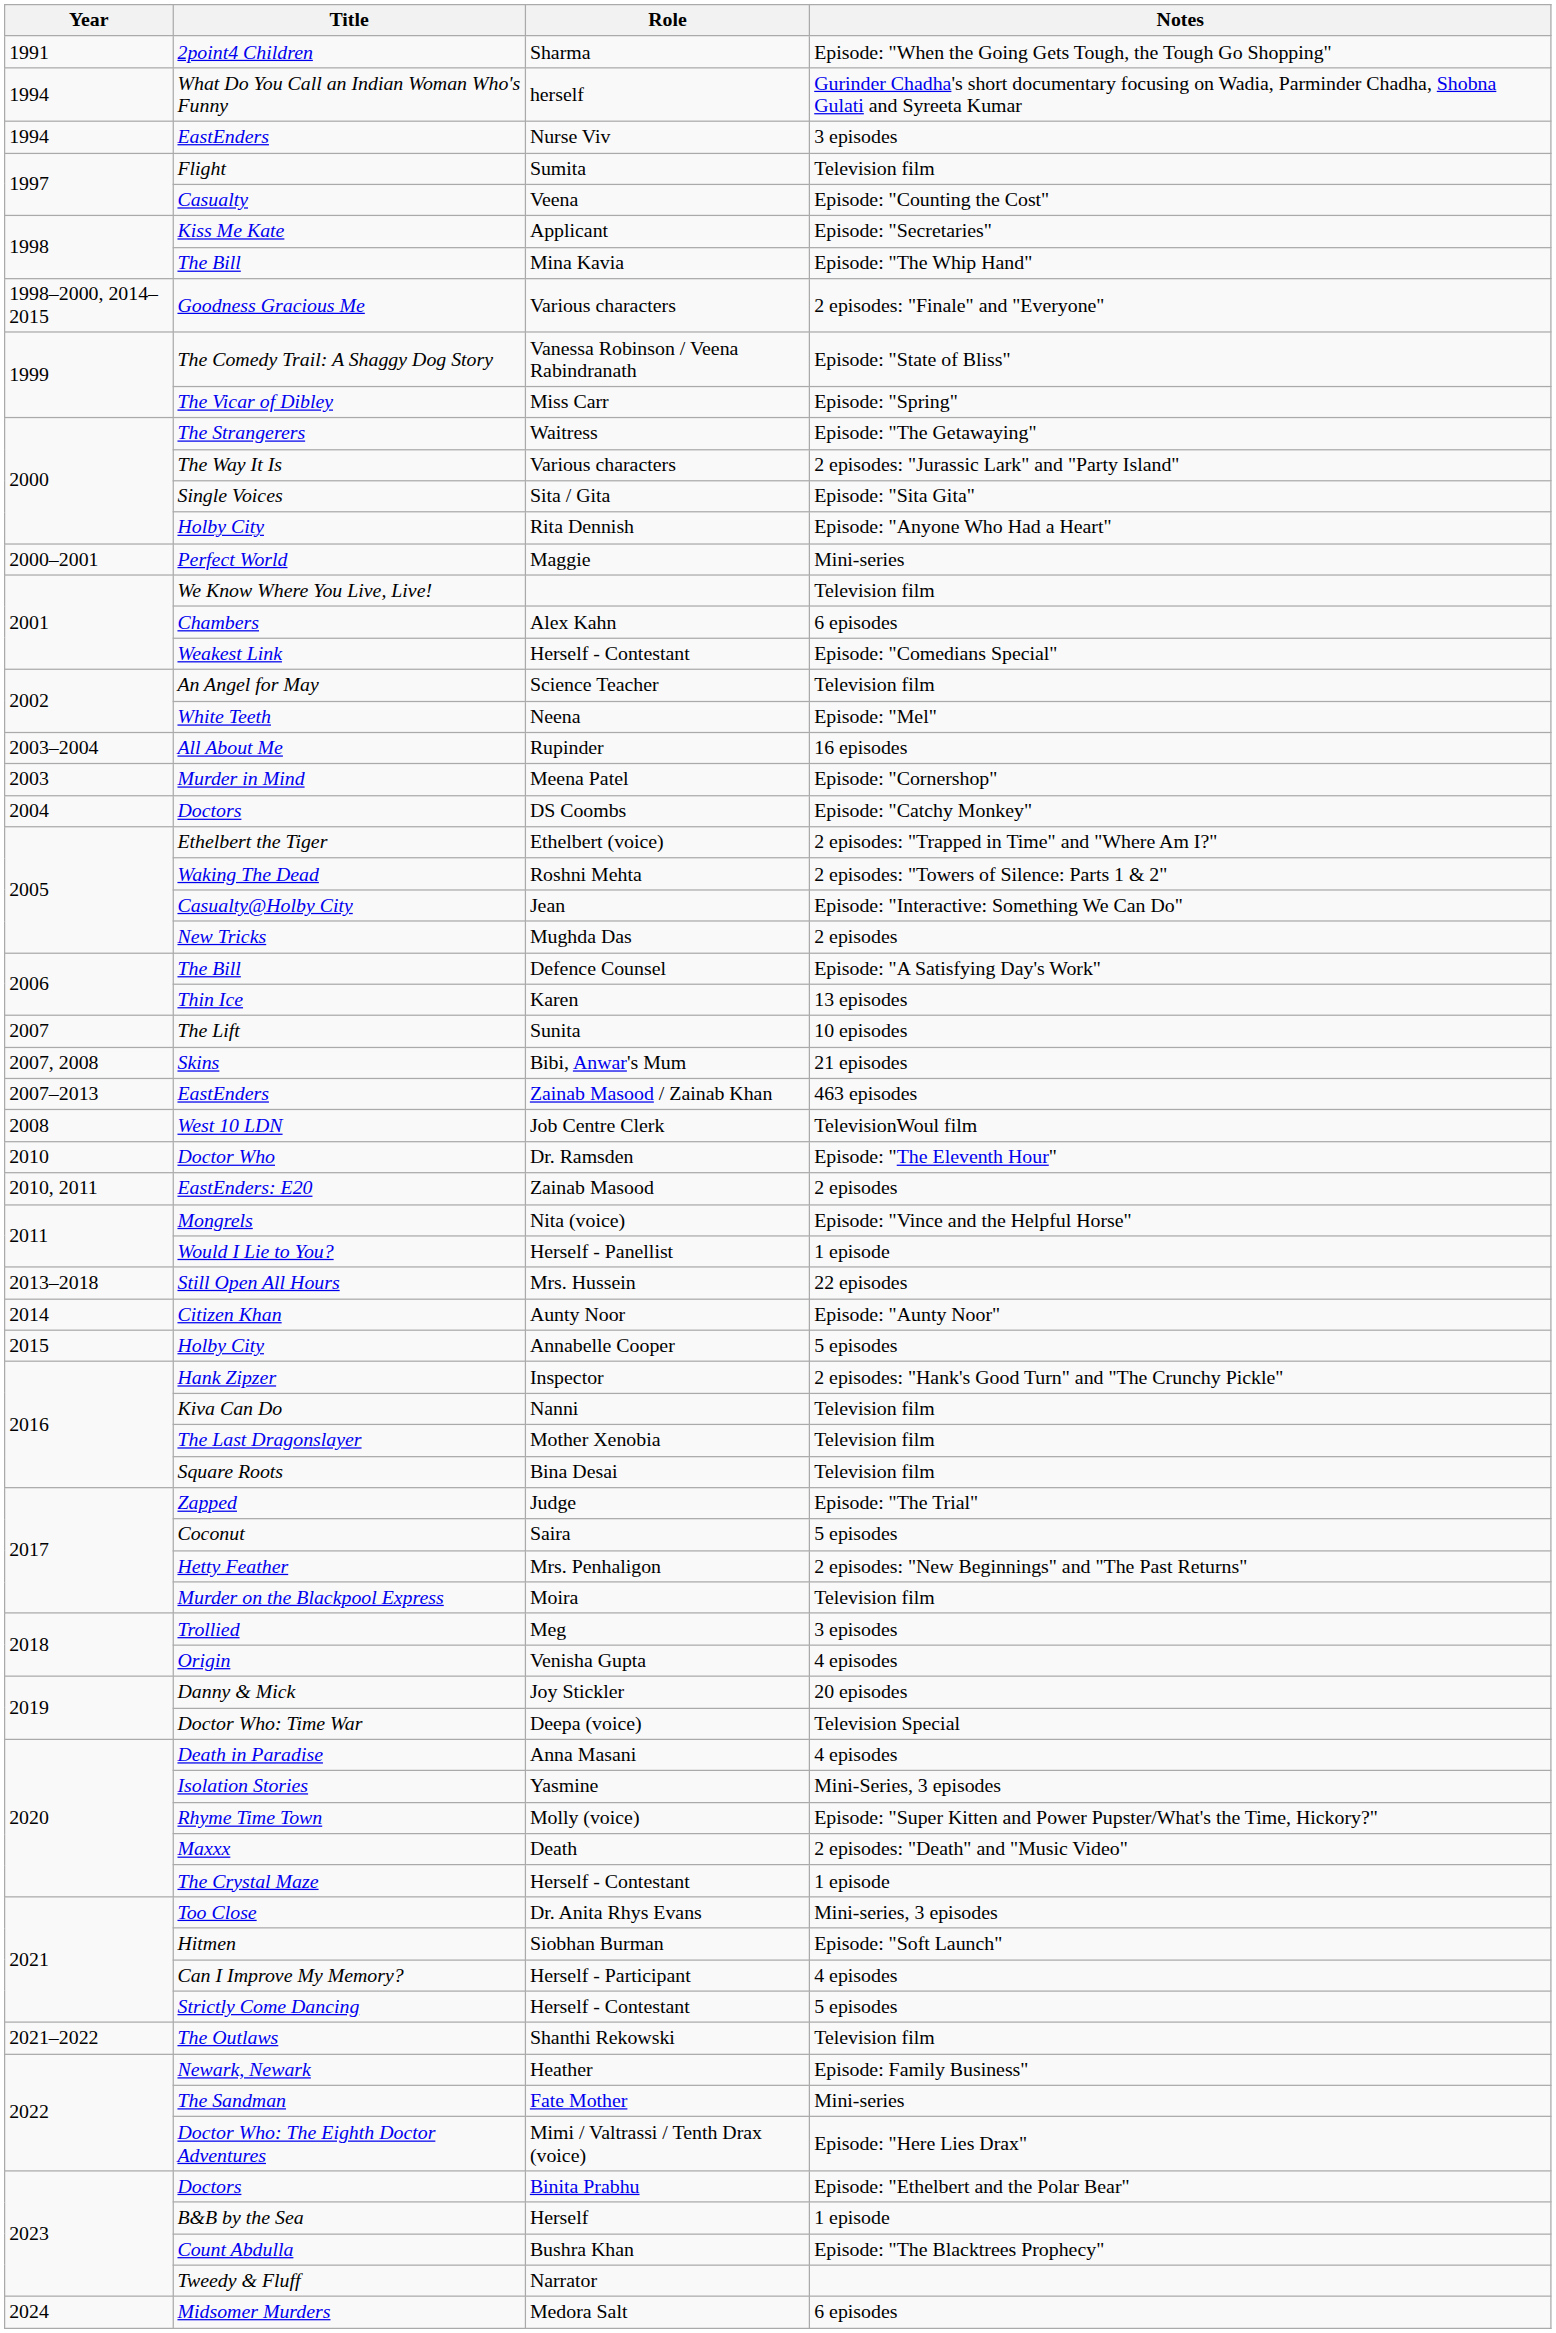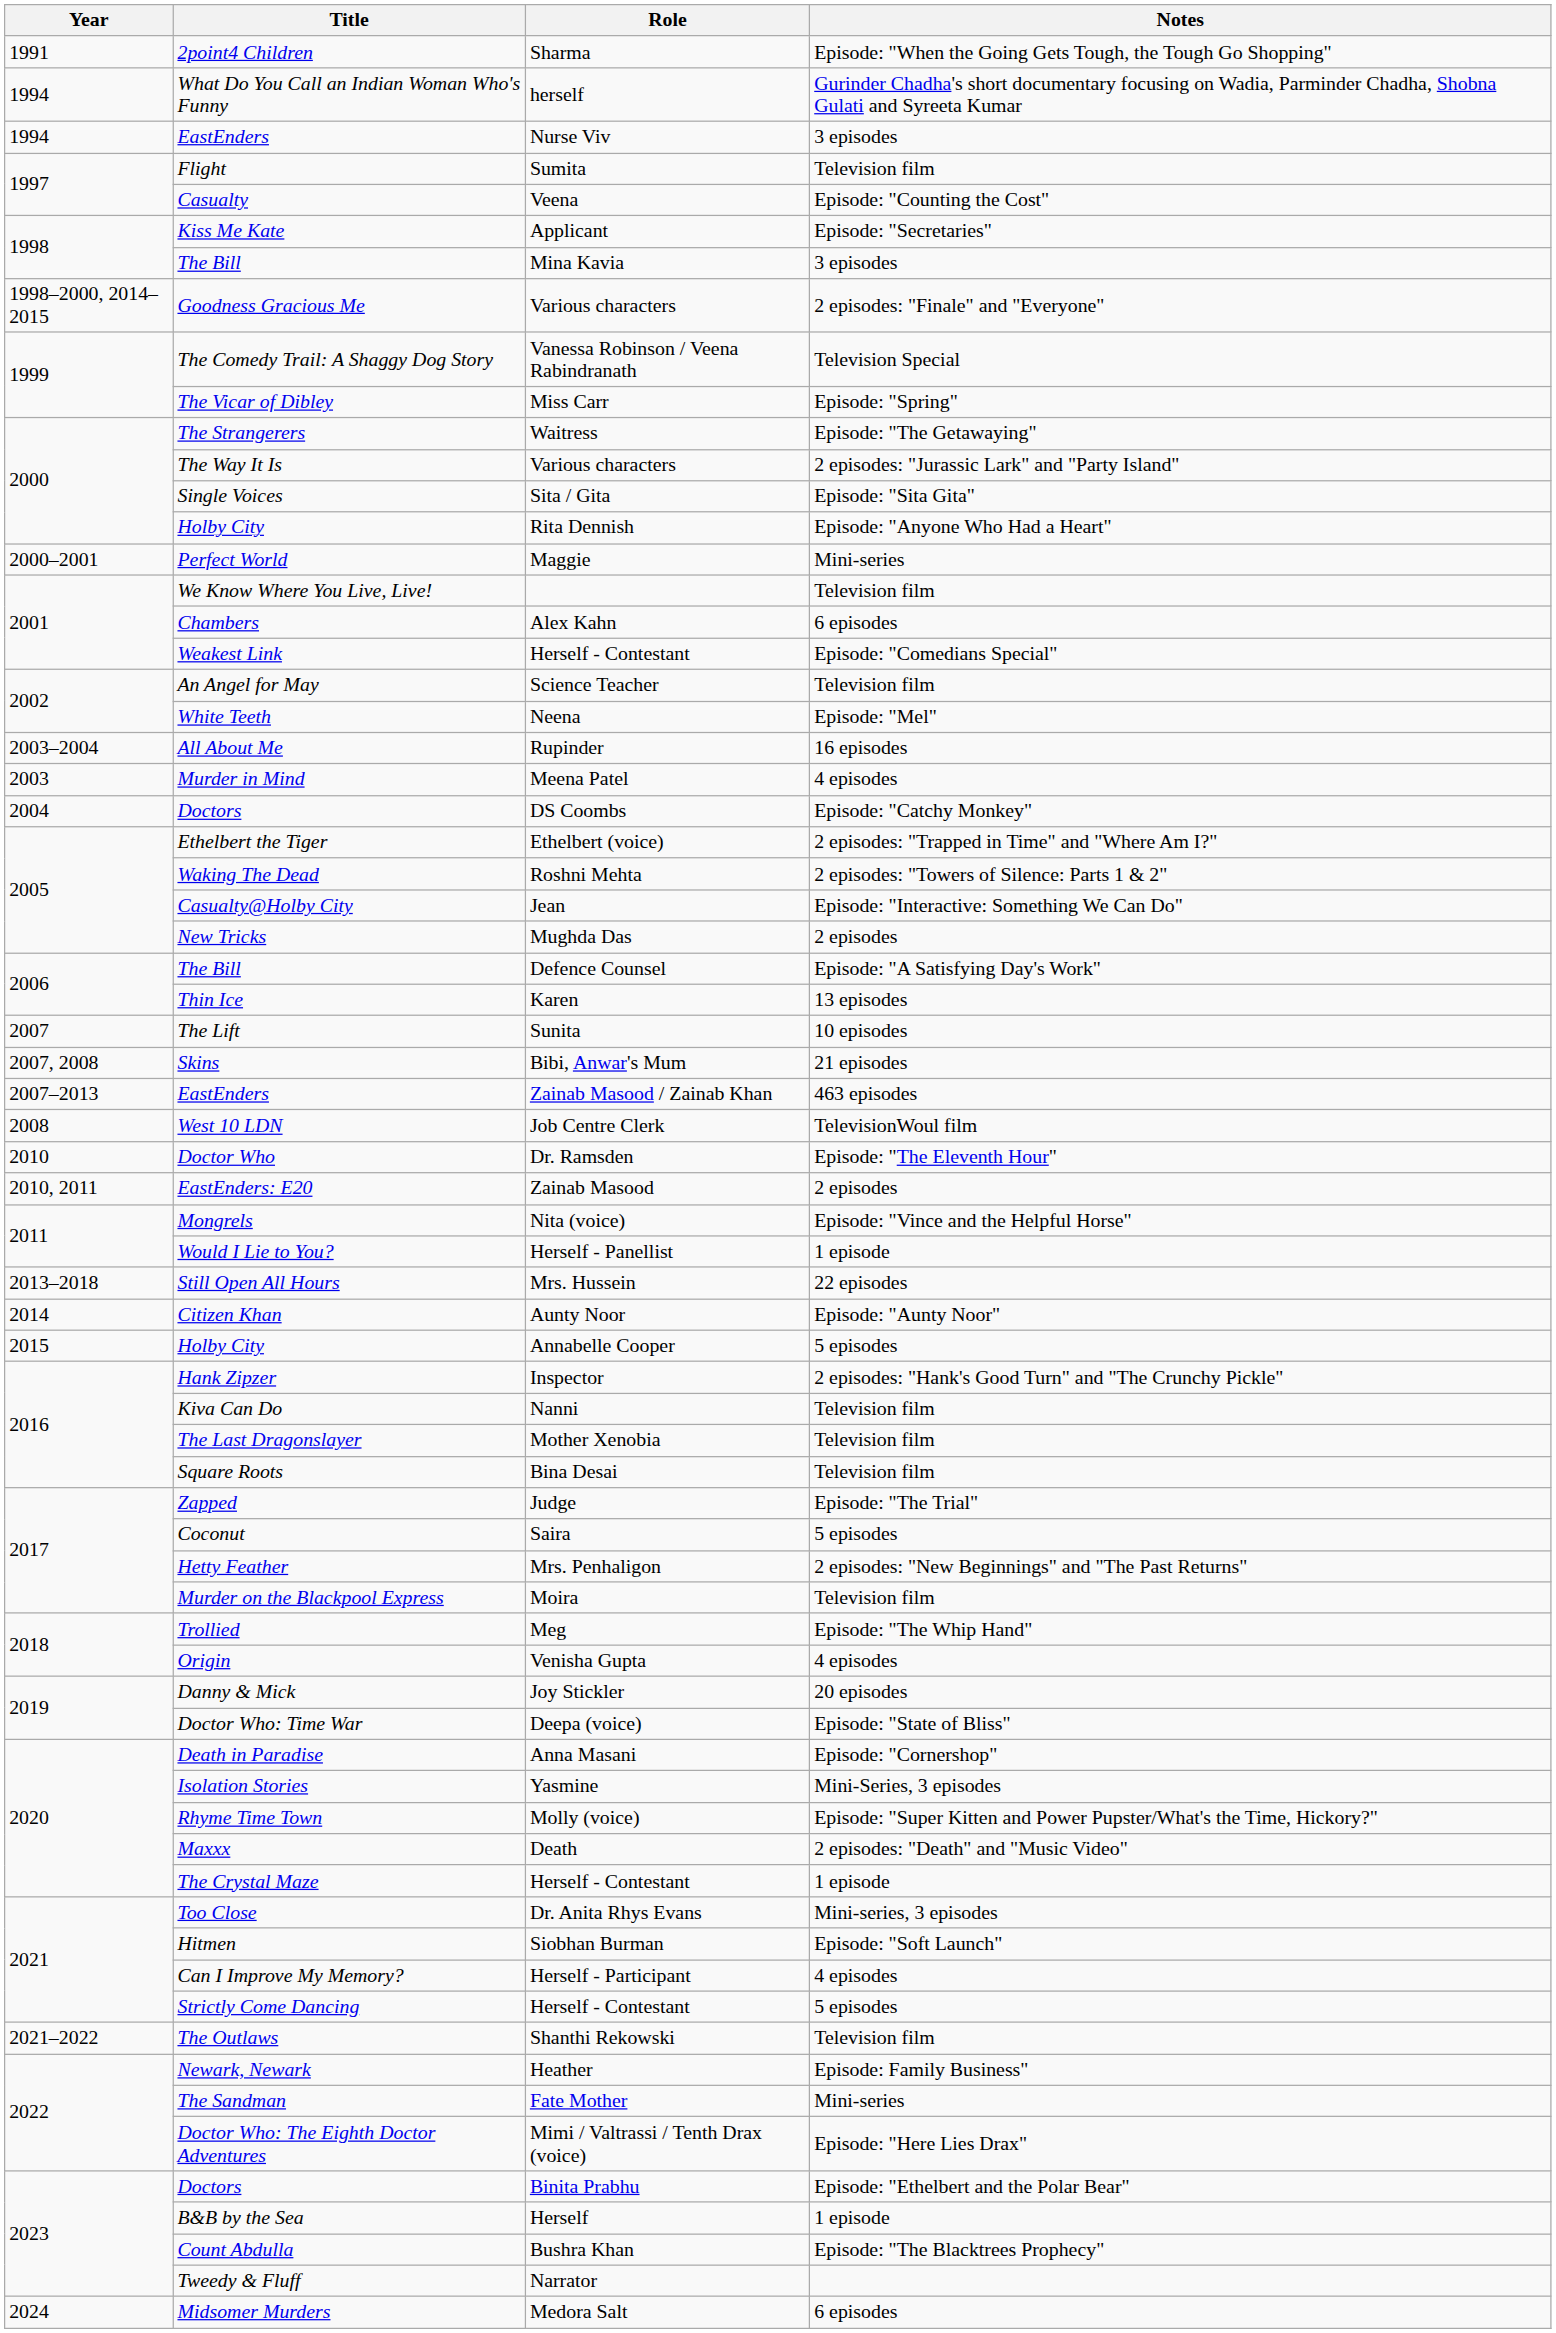(923, 262) Episode: "The Whip Hand" -> (856, 262) 3 episodes
(912, 359) Episode: "State of Bliss" -> (887, 359) Television Special
(906, 779) Episode: "Cornershop" -> (856, 779) 4 episodes
(856, 1628) 3 episodes -> (923, 1628) Episode: "The Whip Hand"
(887, 1723) Television Special -> (912, 1723) Episode: "State of Bliss"
(856, 1754) 4 episodes -> (906, 1754) Episode: "Cornershop"
